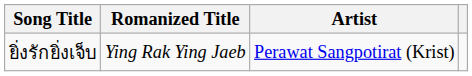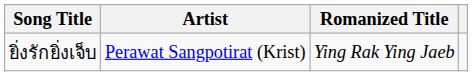columns swapped: (175, 18) <-> (354, 18)
